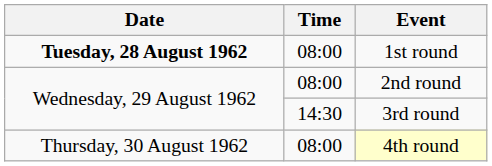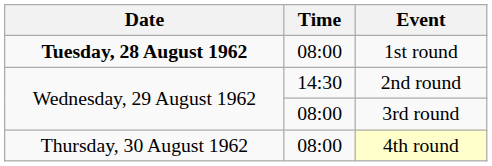(320, 82) 08:00 -> (320, 82) 14:30
(320, 113) 14:30 -> (320, 113) 08:00
